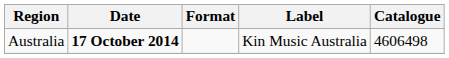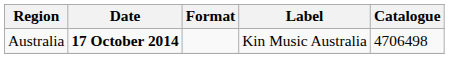(401, 41) 4606498 -> (401, 41) 4706498
